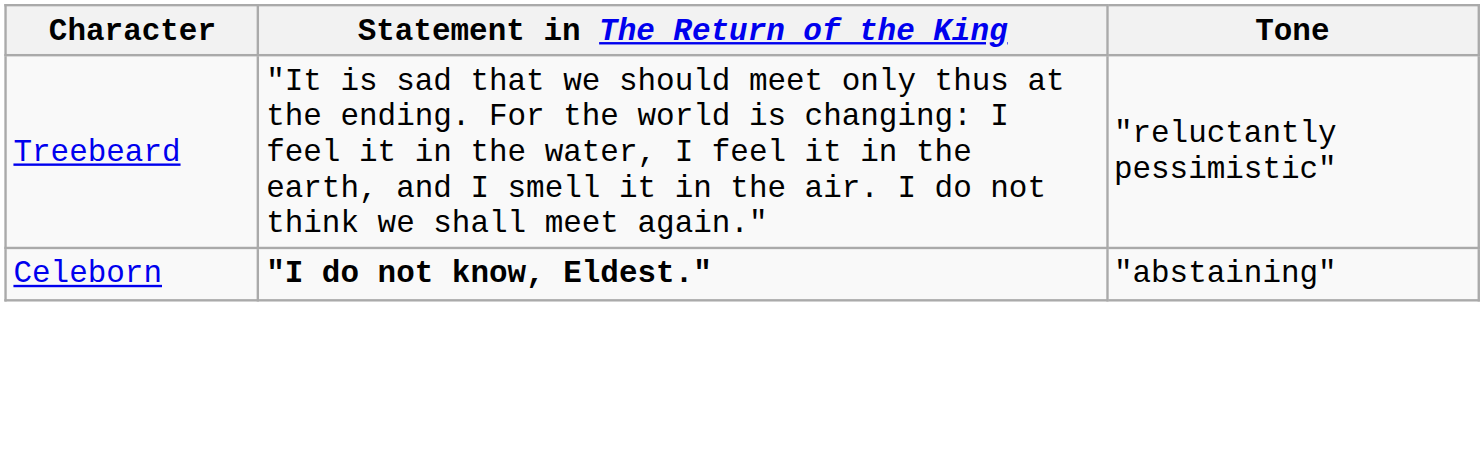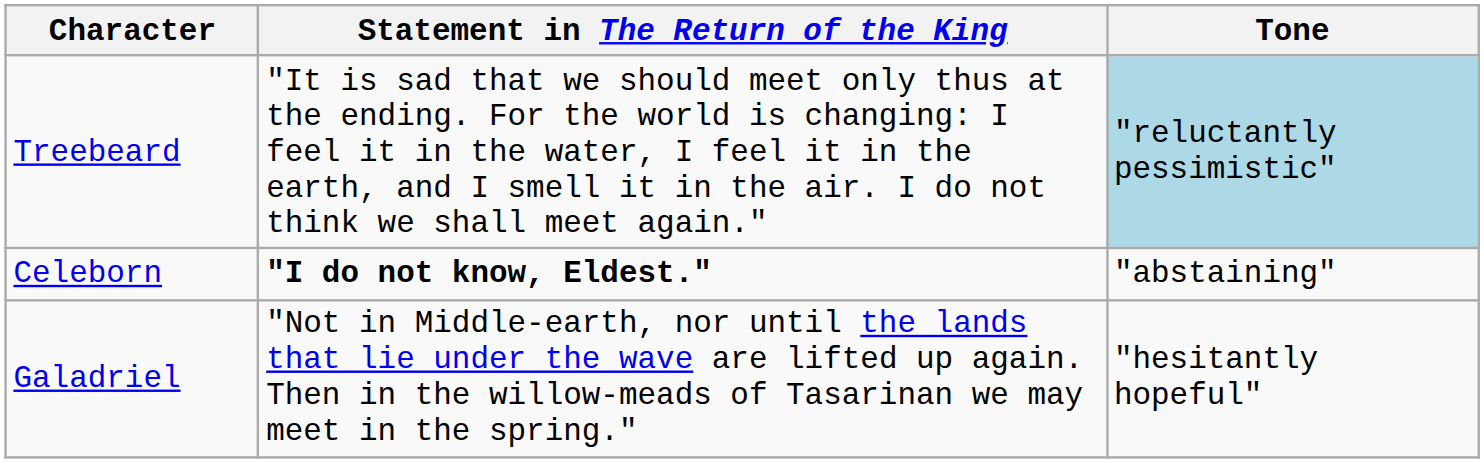(1225, 152) no background -> (1225, 152) lightblue background
+ row: (97, 378)
